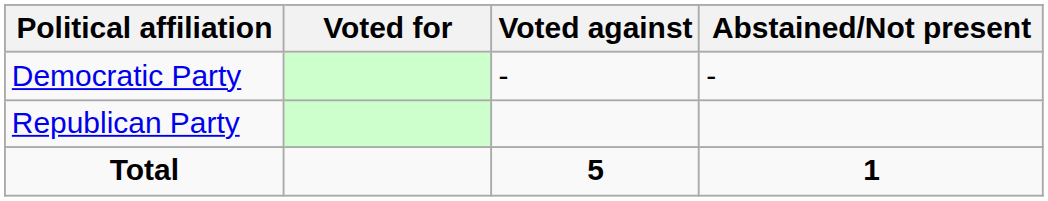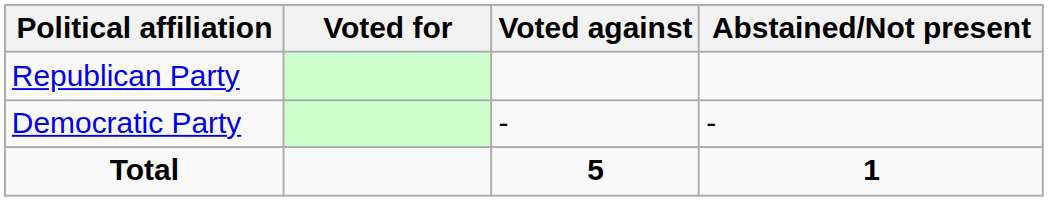rows swapped: (127, 75) <-> (126, 123)
